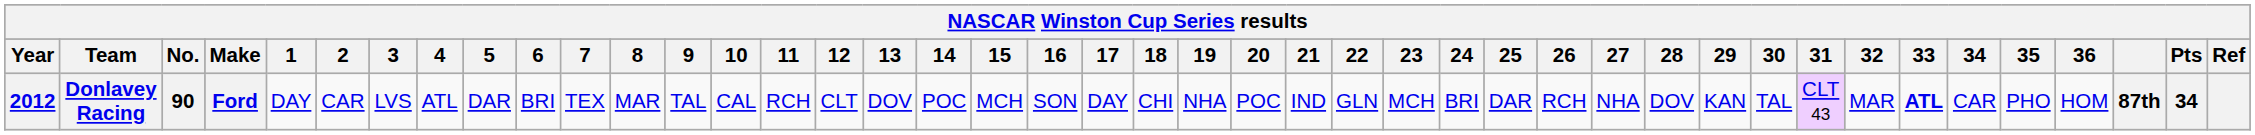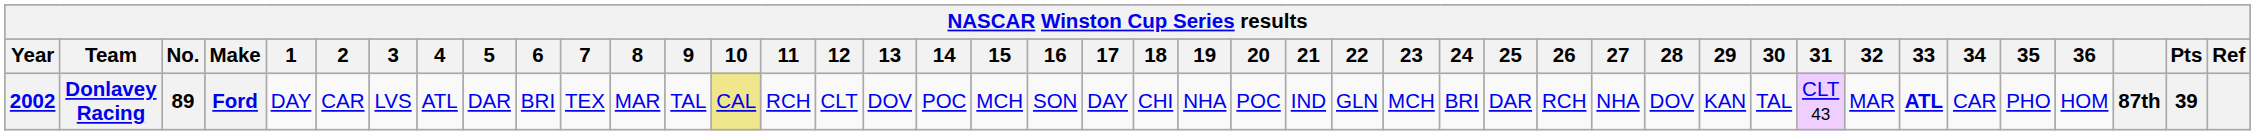(33, 101) 2012 -> (33, 101) 2002
(183, 101) 90 -> (183, 101) 89
(736, 101) no background -> (736, 101) khaki background
(2186, 101) 34 -> (2186, 101) 39
